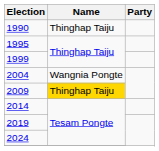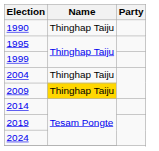(86, 75) Wangnia Pongte -> (82, 75) Thinghap Taiju
